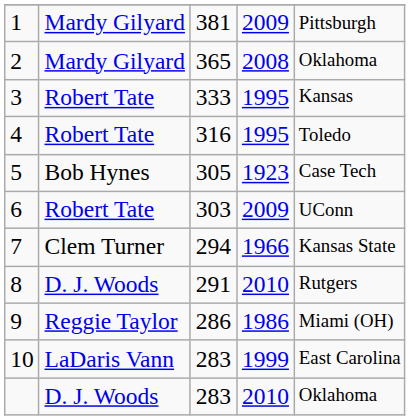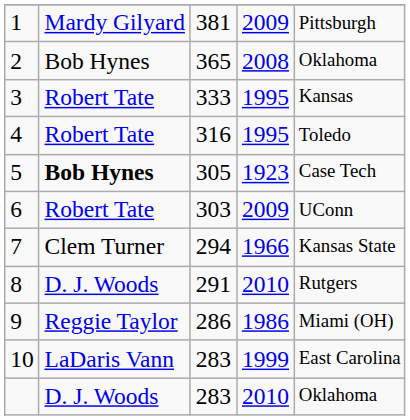(115, 60) Mardy Gilyard -> (97, 60) Bob Hynes
(97, 172) normal -> (99, 172) bold
